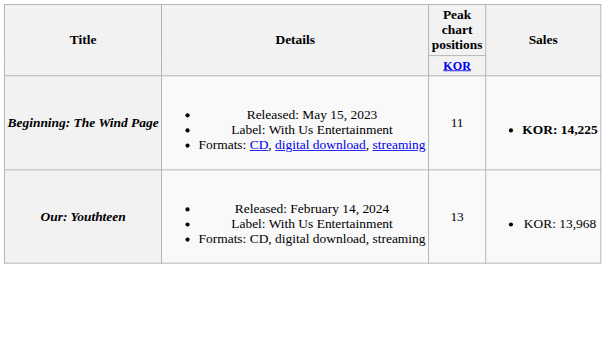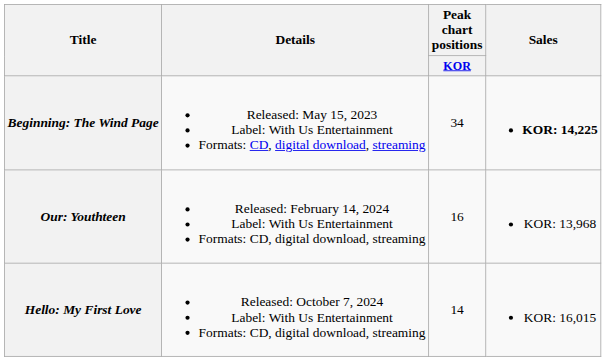(457, 122) 11 -> (457, 122) 34
(457, 216) 13 -> (457, 216) 16
+ row: (83, 309)
